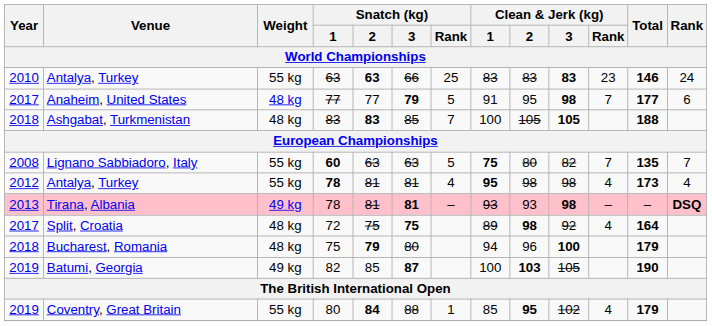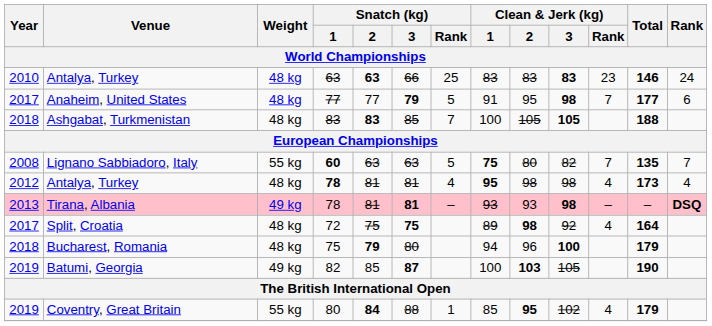(285, 78) 55 kg -> (285, 78) 48 kg
(285, 183) 55 kg -> (285, 183) 48 kg
